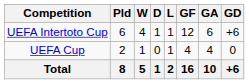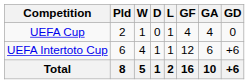rows swapped: (57, 50) <-> (57, 32)
